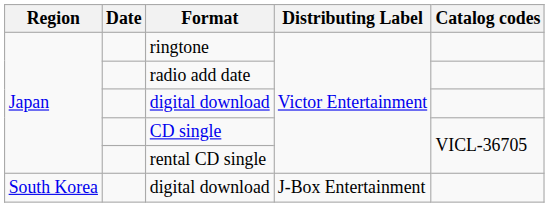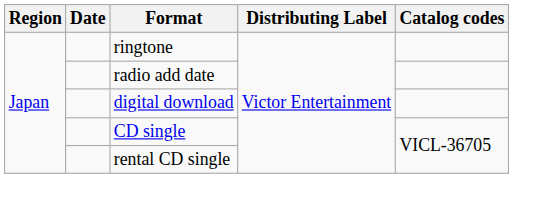- row: (53, 187)
